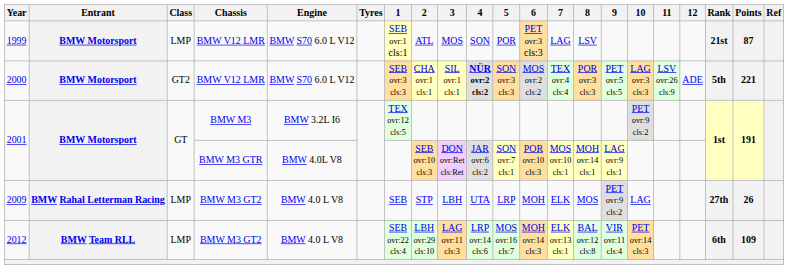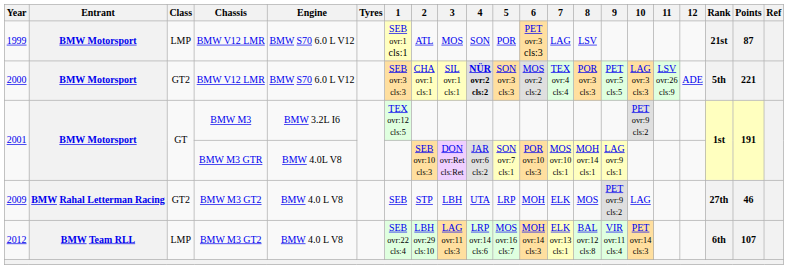(181, 200) LMP -> (181, 200) GT2
(748, 200) 26 -> (748, 200) 46
(748, 240) 109 -> (748, 240) 107
